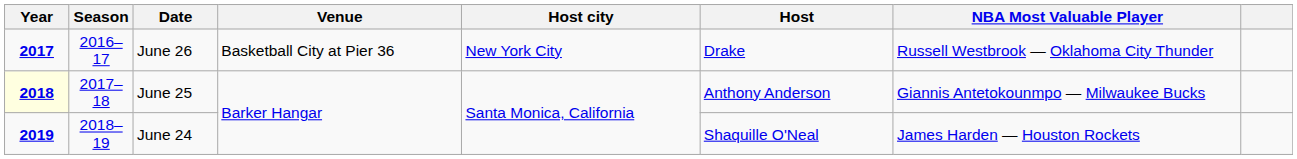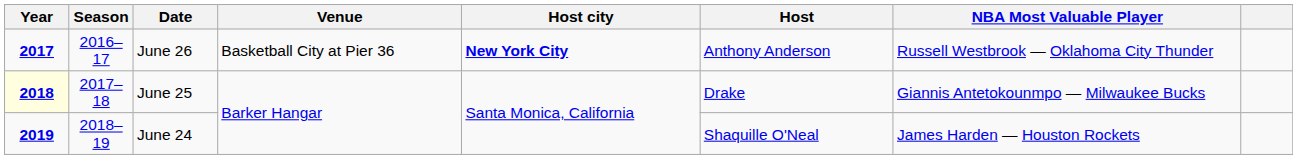(514, 50) normal -> (517, 50) bold
(724, 50) Drake -> (767, 50) Anthony Anderson
(767, 92) Anthony Anderson -> (724, 92) Drake
